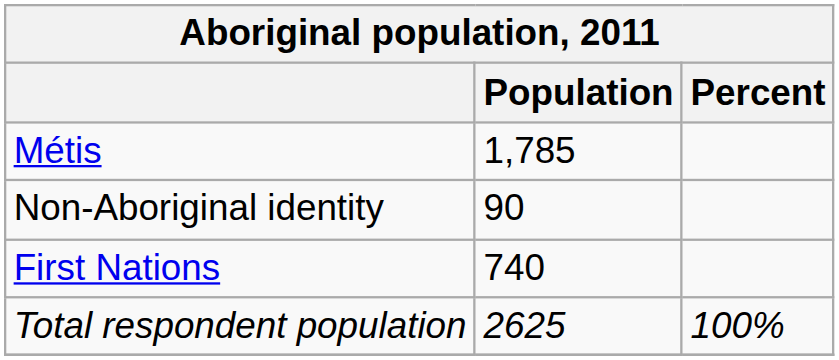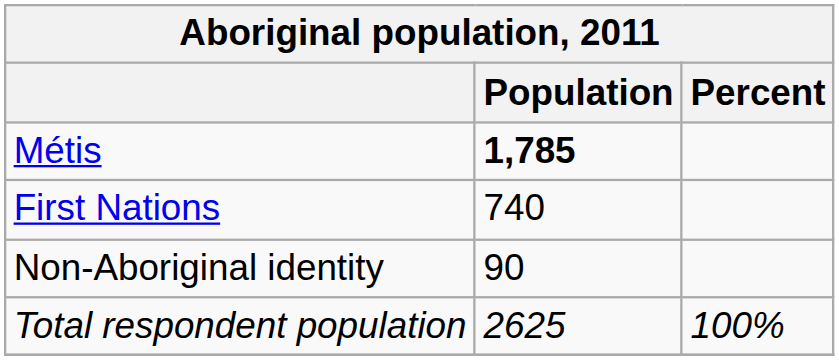(530, 150) normal -> (530, 150) bold
rows swapped: (117, 267) <-> (199, 208)
